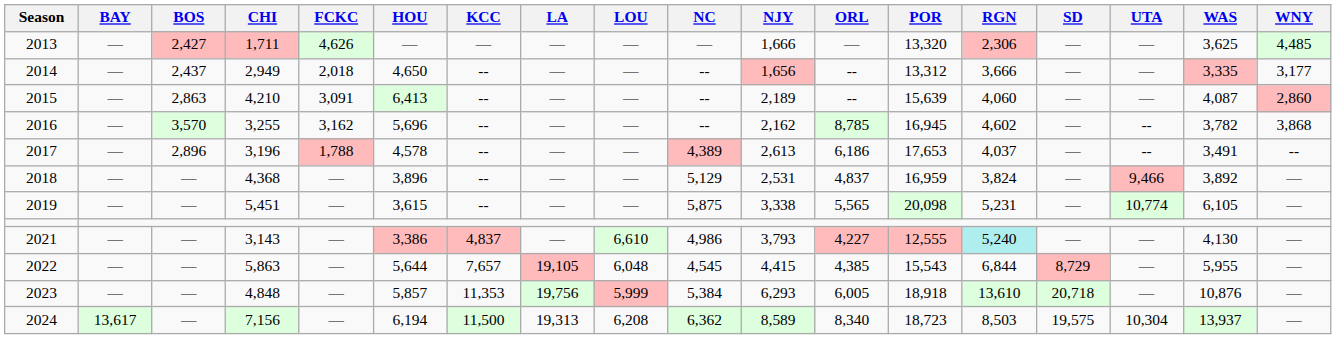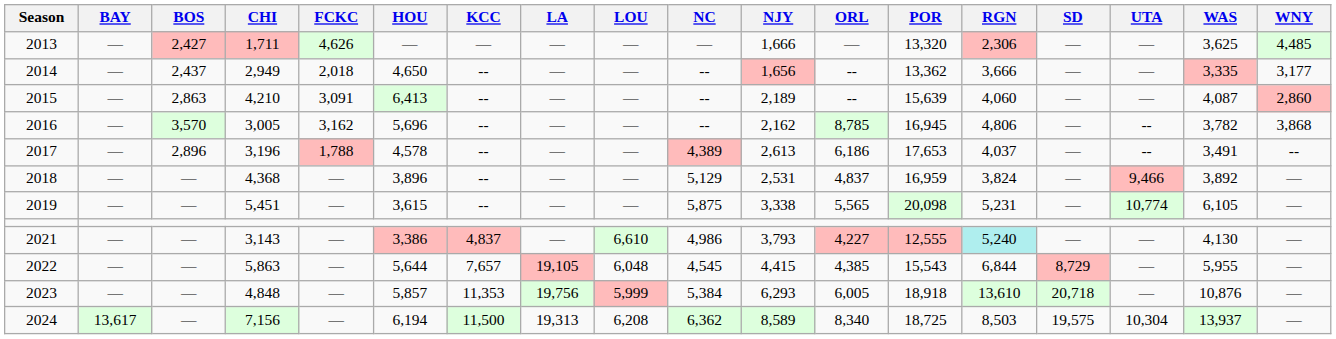(926, 71) 13,312 -> (926, 71) 13,362
(262, 125) 3,255 -> (262, 125) 3,005
(999, 125) 4,602 -> (999, 125) 4,806
(926, 320) 18,723 -> (926, 320) 18,725
